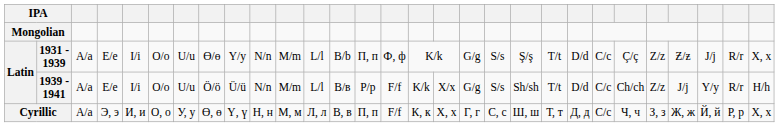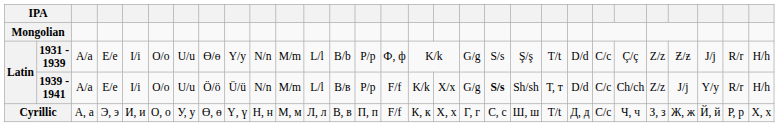(368, 56) П, п -> (368, 56) P/p
(761, 56) Х, х -> (761, 56) H/h
(497, 87) normal -> (497, 87) bold
(554, 87) T/t -> (554, 87) Т, т
(84, 112) A/a -> (84, 112) А, а
(554, 112) Т, т -> (554, 112) T/t
